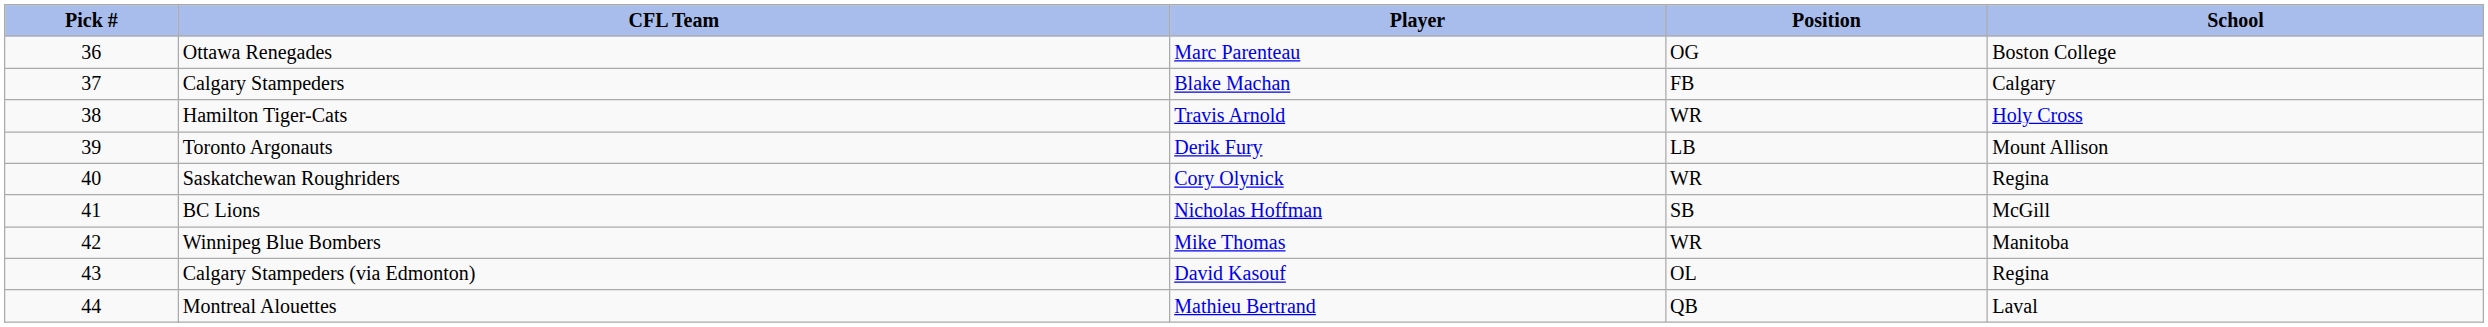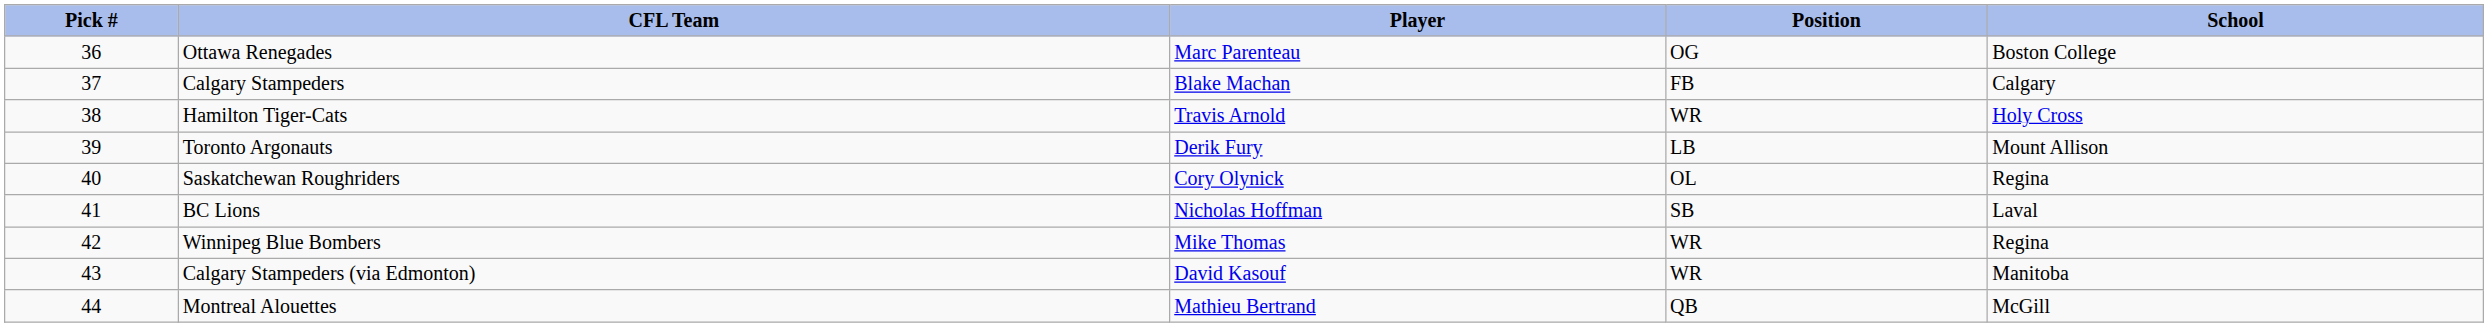(1686, 178) WR -> (1683, 178) OL
(2021, 210) McGill -> (2015, 210) Laval
(2031, 242) Manitoba -> (2021, 242) Regina
(1683, 274) OL -> (1686, 274) WR
(2021, 274) Regina -> (2031, 274) Manitoba
(2015, 305) Laval -> (2021, 305) McGill
